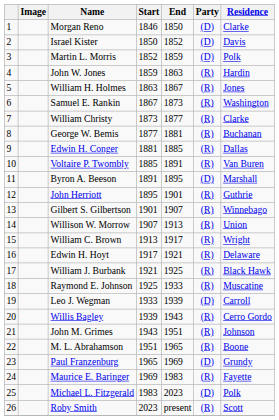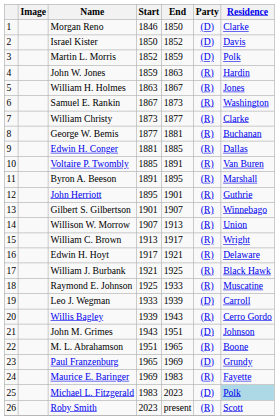(207, 179) (D) -> (207, 179) (R)
(207, 331) (R) -> (207, 331) (D)
(232, 392) no background -> (232, 392) lightblue background
